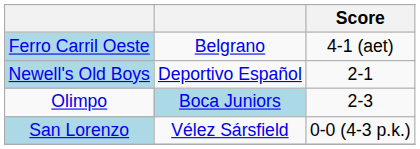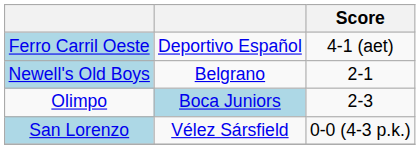(230, 46) Belgrano -> (230, 46) Deportivo Español
(230, 74) Deportivo Español -> (230, 74) Belgrano
